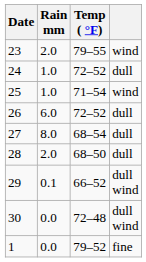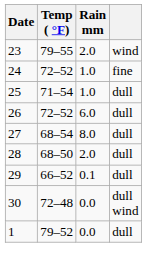columns swapped: (54, 22) <-> (90, 22)
(122, 71) dull -> (122, 71) fine
(125, 92) wind -> (122, 92) dull
(125, 182) dull wind -> (122, 175) dull
(122, 246) fine -> (122, 231) dull
